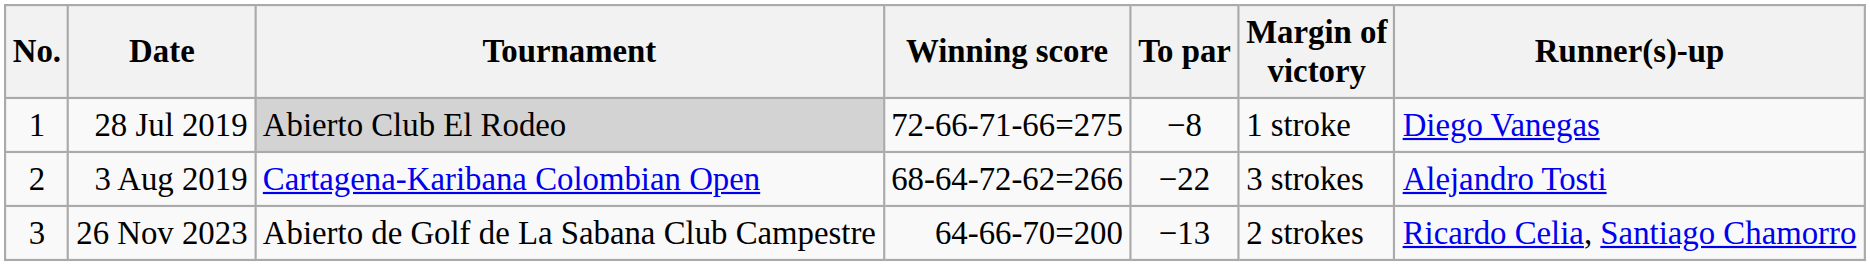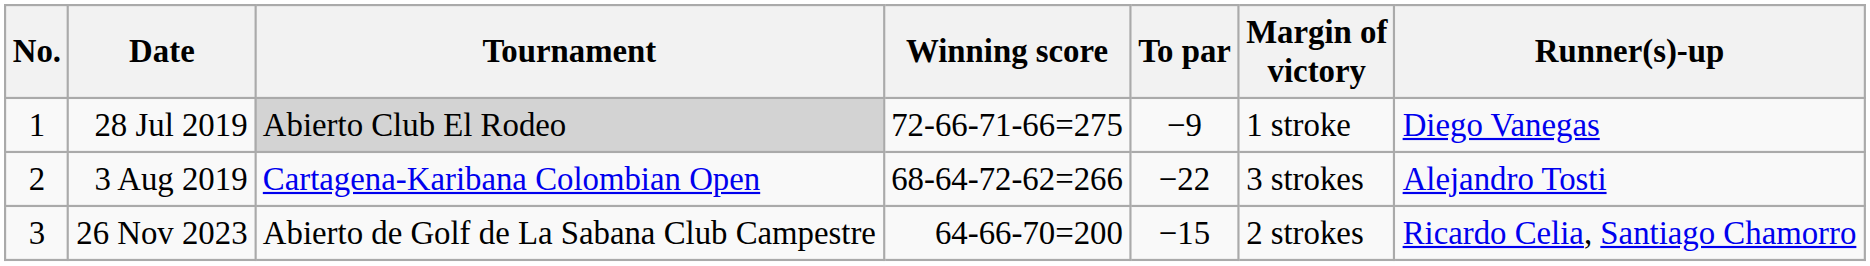(1185, 124) −8 -> (1185, 124) −9
(1185, 233) −13 -> (1185, 233) −15
